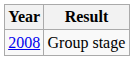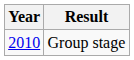(24, 42) 2008 -> (24, 42) 2010
